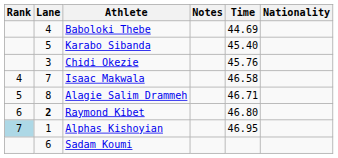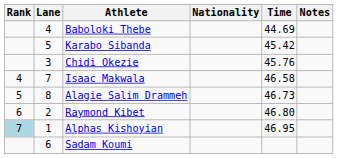columns swapped: (297, 13) <-> (208, 13)
(243, 46) 45.40 -> (279, 46) 45.42
(243, 95) 46.71 -> (279, 95) 46.73
(48, 112) bold -> (48, 112) normal
